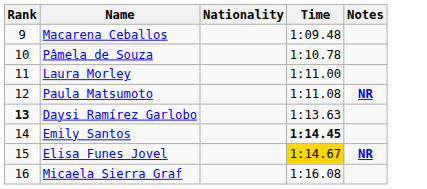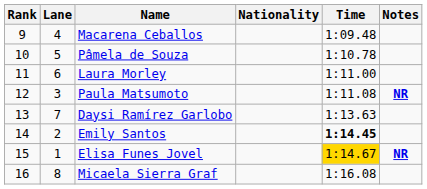+ column: (57, 14)
(22, 114) bold -> (22, 114) normal
